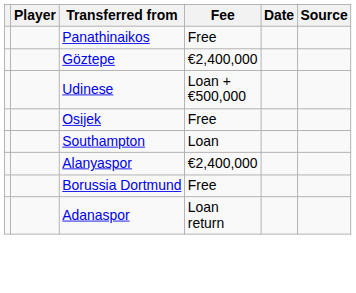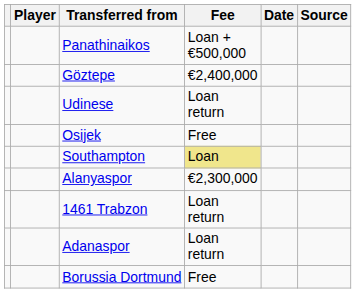(202, 37) Free -> (217, 45) Loan + €500,000
(217, 89) Loan + €500,000 -> (206, 105) Loan return
(203, 141) no background -> (203, 157) khaki background
(223, 163) €2,400,000 -> (223, 179) €2,300,000
+ row: (105, 209)
rows swapped: (122, 185) <-> (96, 215)
